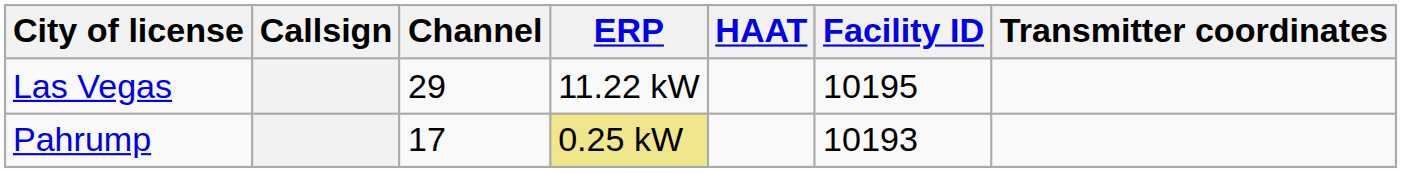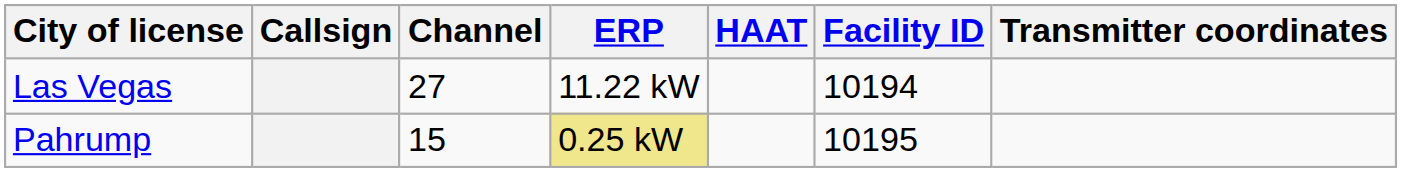(427, 85) 29 -> (427, 85) 27
(871, 85) 10195 -> (871, 85) 10194
(427, 139) 17 -> (427, 139) 15
(871, 139) 10193 -> (871, 139) 10195
